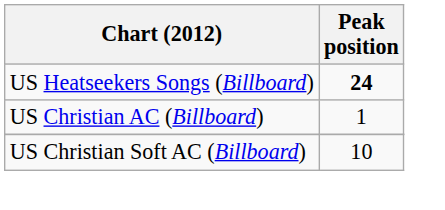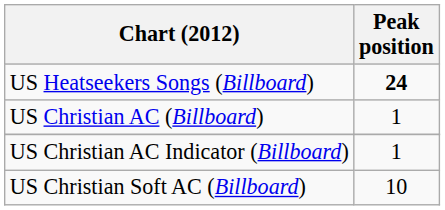+ row: (179, 151)
